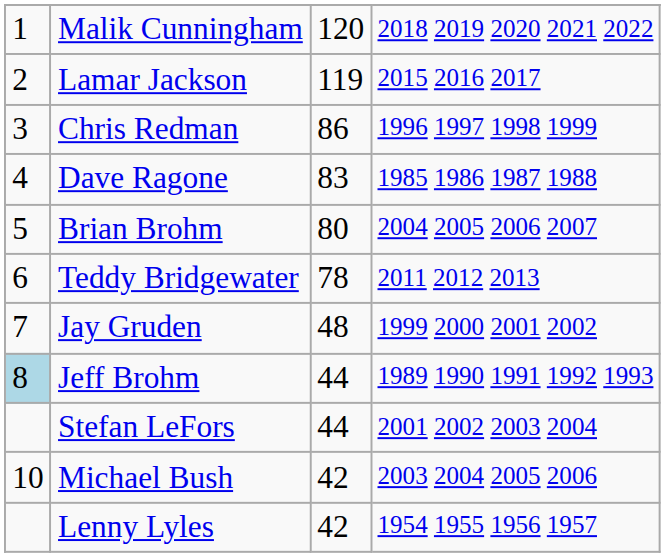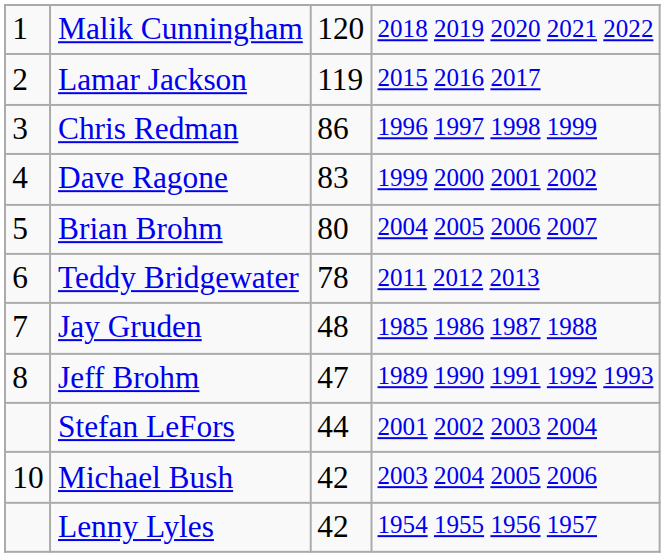(487, 178) 1985 1986 1987 1988 -> (487, 178) 1999 2000 2001 2002
(487, 327) 1999 2000 2001 2002 -> (487, 327) 1985 1986 1987 1988
(20, 377) lightblue background -> (20, 377) no background
(333, 377) 44 -> (333, 377) 47
